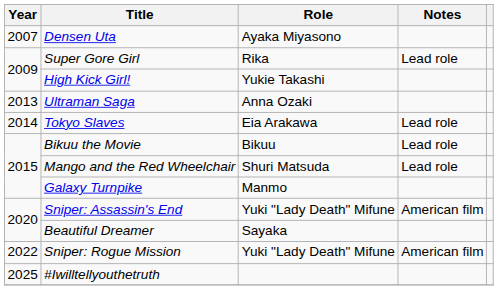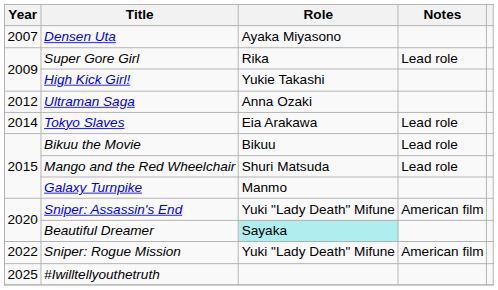(23, 101) 2013 -> (23, 101) 2012
(264, 230) no background -> (264, 230) paleturquoise background
